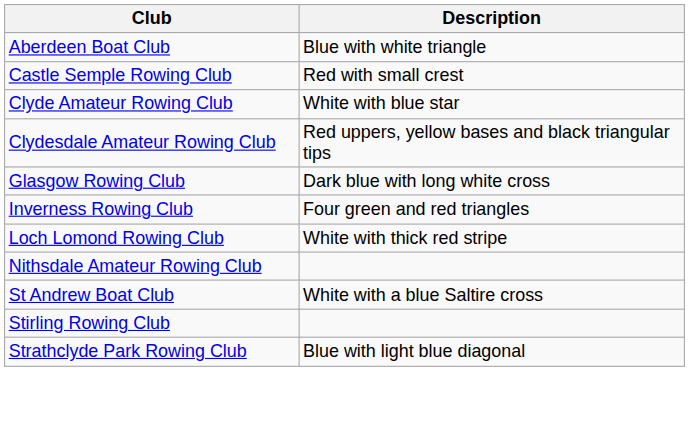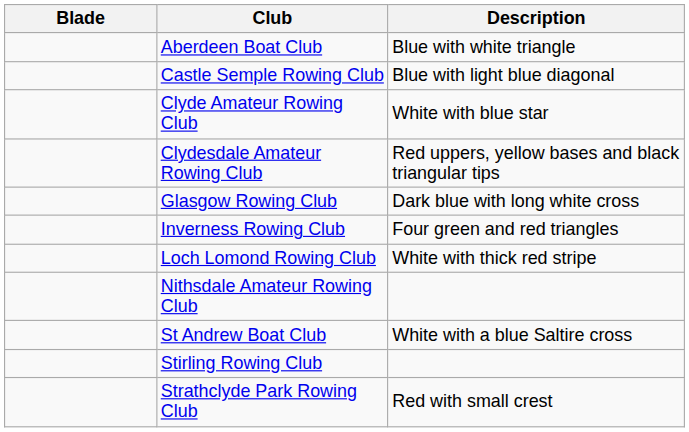+ column: (81, 18)
(383, 75) Red with small crest -> (503, 75) Blue with light blue diagonal
(414, 351) Blue with light blue diagonal -> (472, 401) Red with small crest
